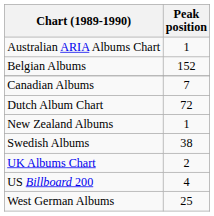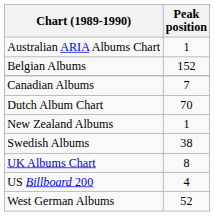(186, 104) 72 -> (186, 104) 70
(186, 162) 2 -> (186, 162) 8
(186, 201) 25 -> (186, 201) 52
